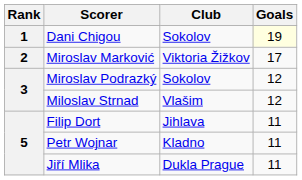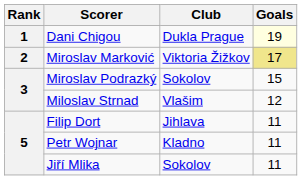(186, 36) Sokolov -> (203, 36) Dukla Prague
(275, 57) no background -> (275, 57) khaki background
(275, 79) 12 -> (275, 79) 15
(203, 164) Dukla Prague -> (186, 164) Sokolov
